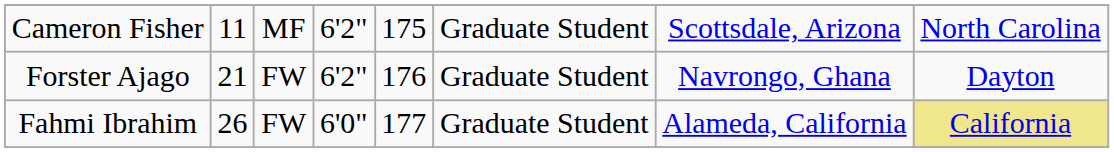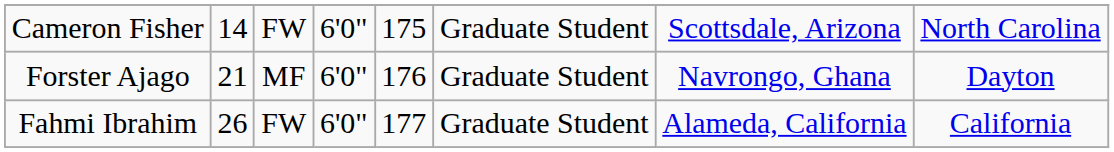(233, 28) 11 -> (233, 28) 14
(284, 28) MF -> (284, 28) FW
(344, 28) 6'2" -> (344, 28) 6'0"
(284, 75) FW -> (284, 75) MF
(344, 75) 6'2" -> (344, 75) 6'0"
(1011, 123) khaki background -> (1011, 123) no background
